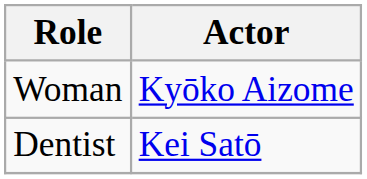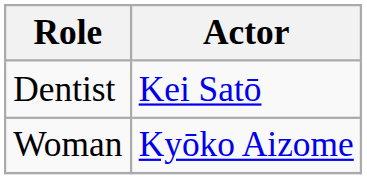rows swapped: (68, 88) <-> (64, 144)
